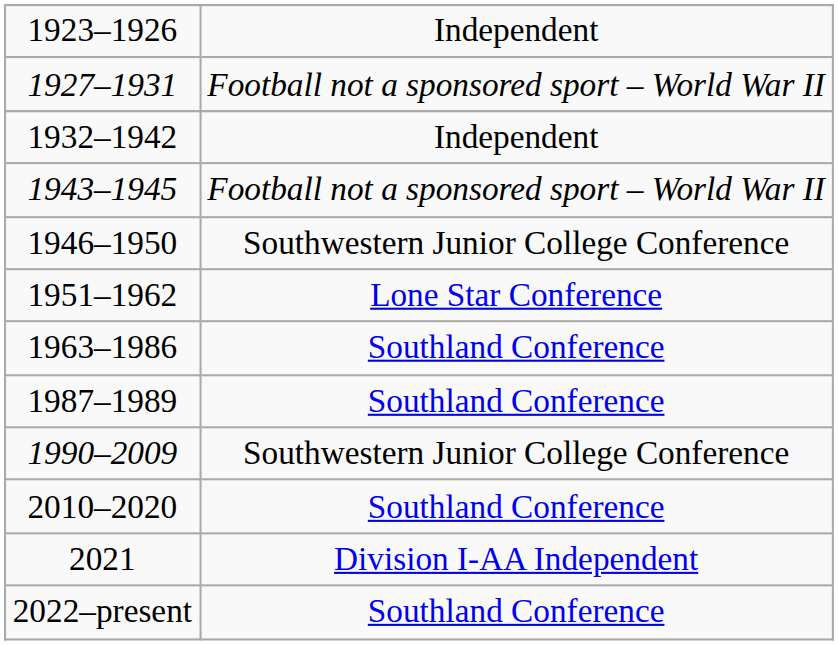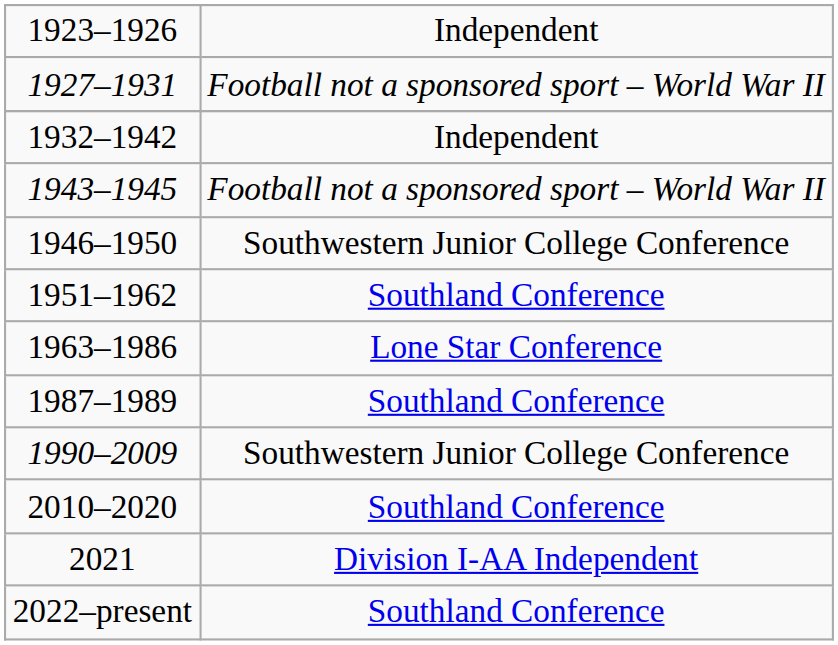(516, 294) Lone Star Conference -> (516, 294) Southland Conference
(516, 347) Southland Conference -> (516, 347) Lone Star Conference
